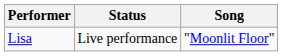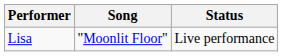columns swapped: (229, 15) <-> (127, 15)
